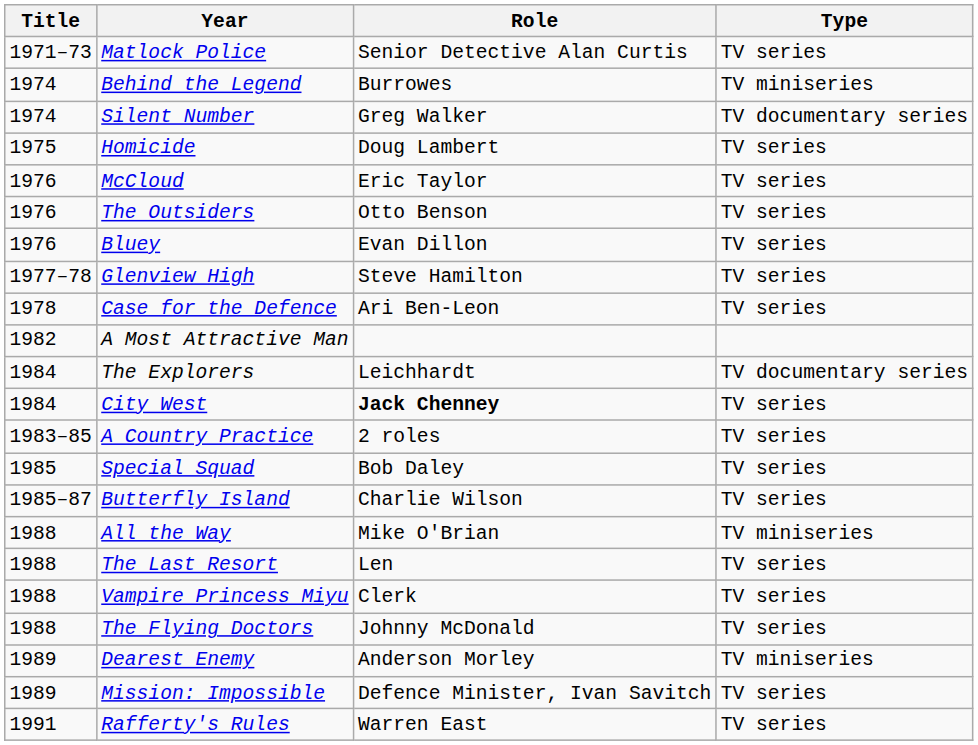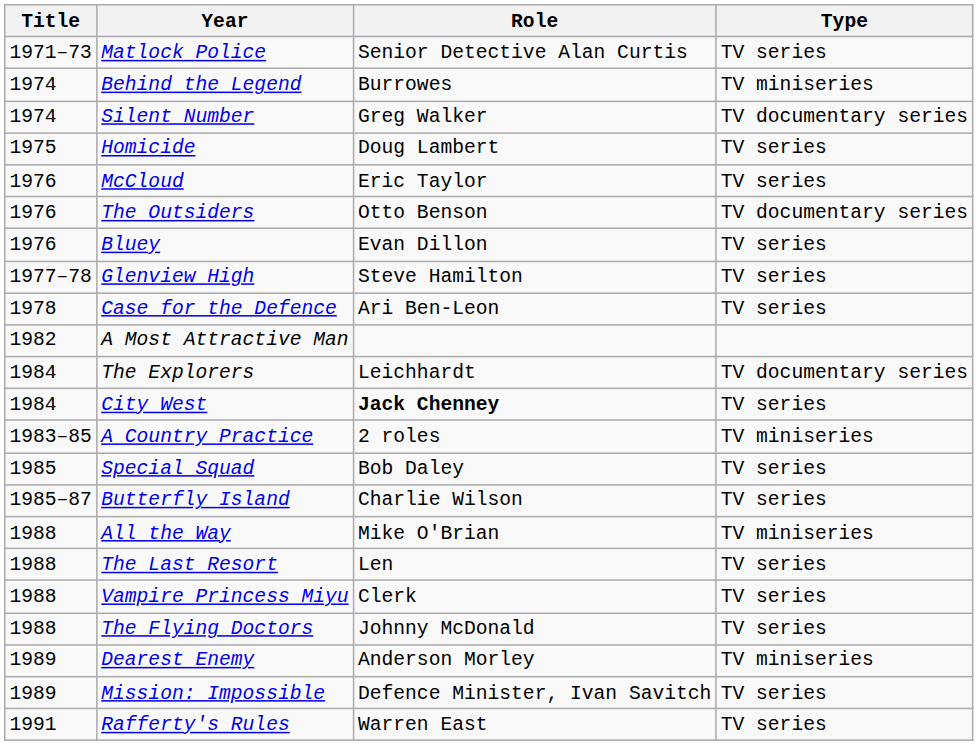(774, 213) TV series -> (844, 213) TV documentary series
(774, 437) TV series -> (797, 437) TV miniseries
